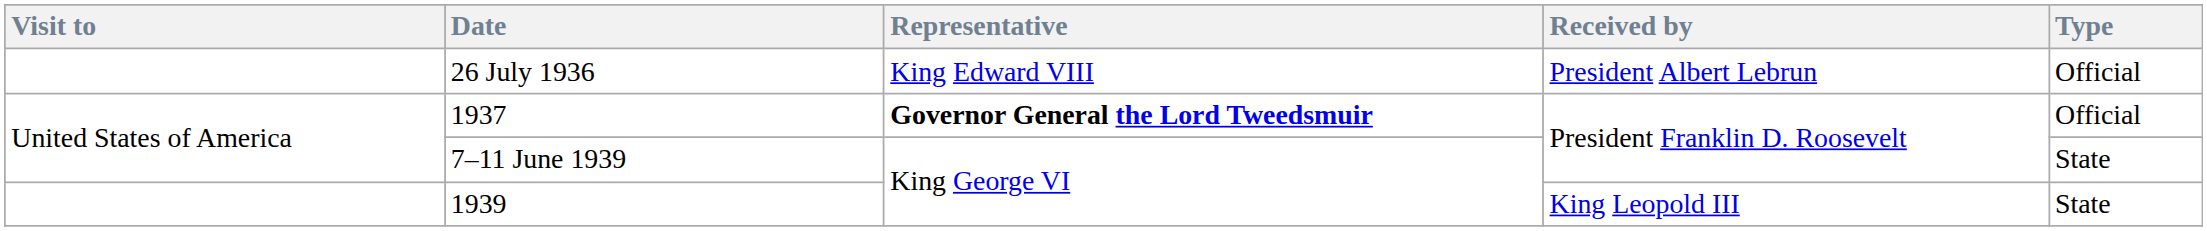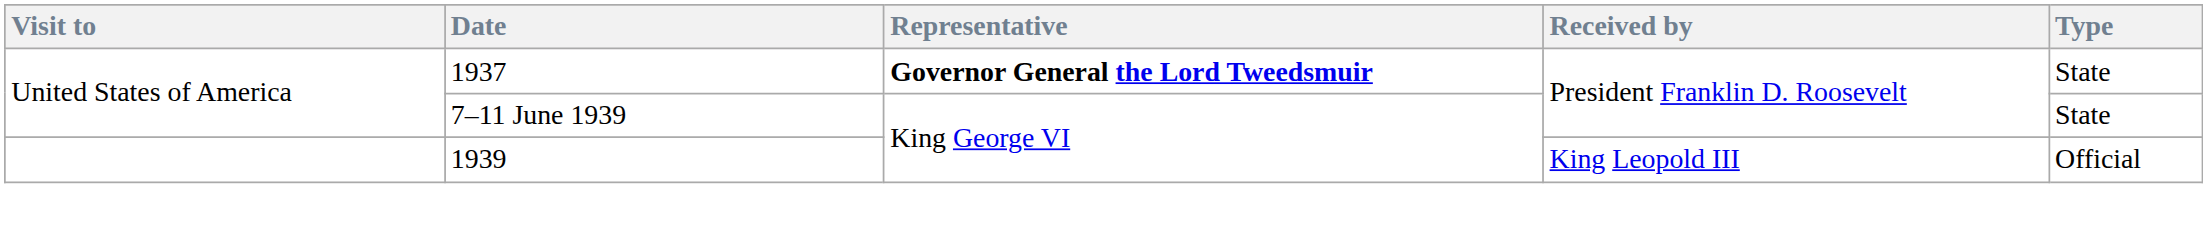- row: (523, 70)
(2098, 114) Official -> (2083, 70) State
(2083, 203) State -> (2098, 159) Official
